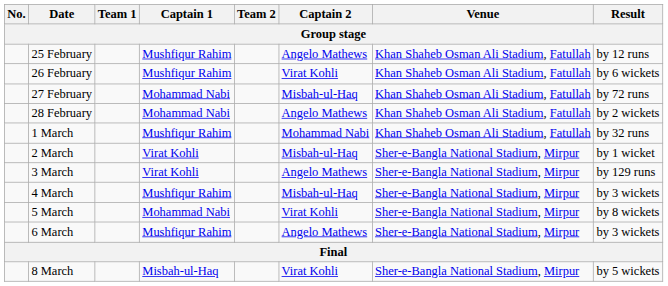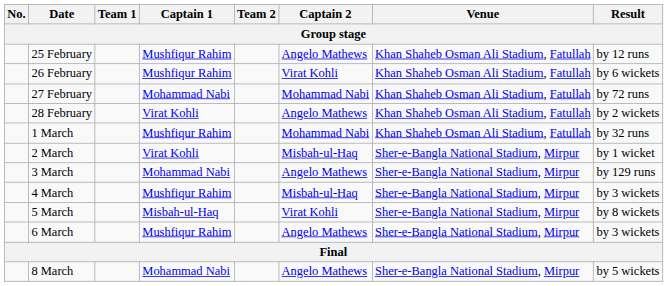(320, 93) Misbah-ul-Haq -> (325, 93) Mohammad Nabi
(186, 113) Mohammad Nabi -> (170, 113) Virat Kohli
(170, 172) Virat Kohli -> (186, 172) Mohammad Nabi
(186, 212) Mohammad Nabi -> (180, 212) Misbah-ul-Haq
(180, 271) Misbah-ul-Haq -> (186, 271) Mohammad Nabi
(310, 271) Virat Kohli -> (324, 271) Angelo Mathews
